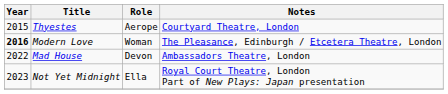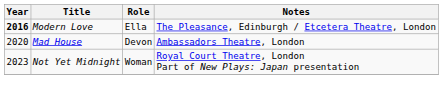- row: (55, 27)
(138, 41) Woman -> (136, 27) Ella
(17, 56) 2022 -> (17, 41) 2020
(136, 76) Ella -> (138, 62) Woman
